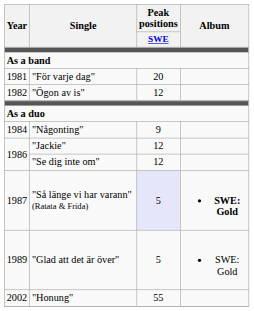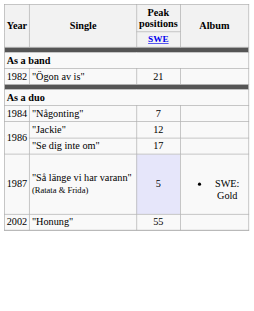- row: (17, 76)
(158, 92) 12 -> (158, 76) 21
(158, 129) 9 -> (158, 113) 7
(158, 162) 12 -> (158, 146) 17
(214, 206) bold -> (214, 190) normal
- row: (17, 260)
